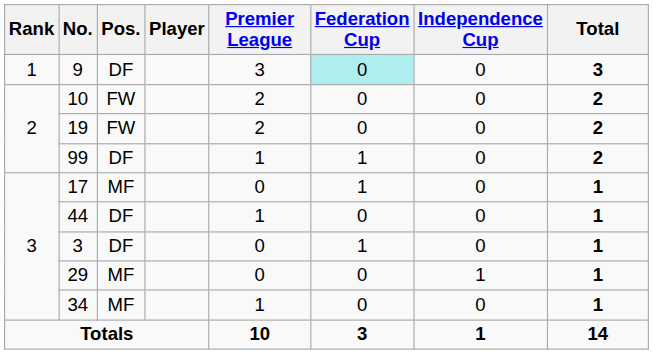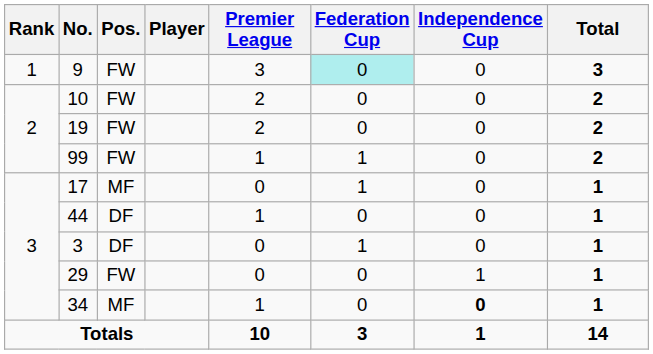(121, 69) DF -> (121, 69) FW
(121, 157) DF -> (121, 157) FW
(121, 275) MF -> (121, 275) FW
(480, 305) normal -> (480, 305) bold
